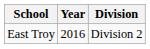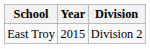(73, 33) 2016 -> (73, 33) 2015
